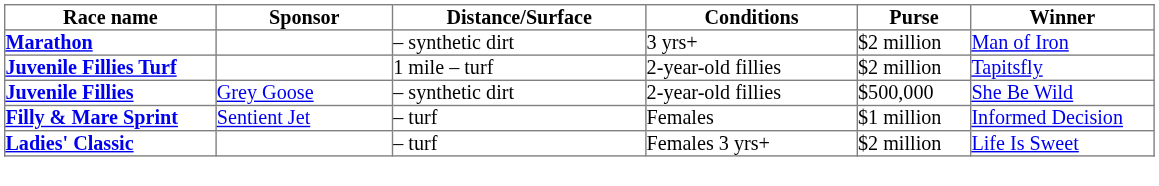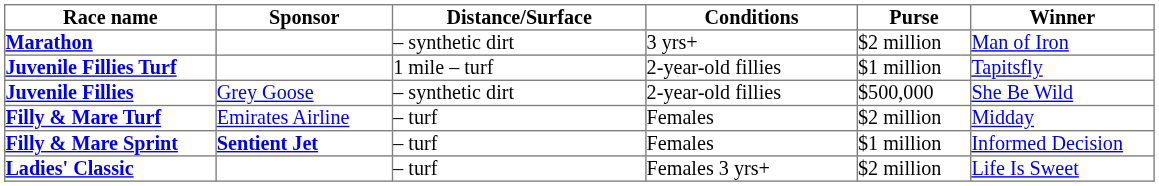(900, 67) $2 million -> (900, 67) $1 million
+ row: (83, 117)
(264, 117) normal -> (267, 143) bold
